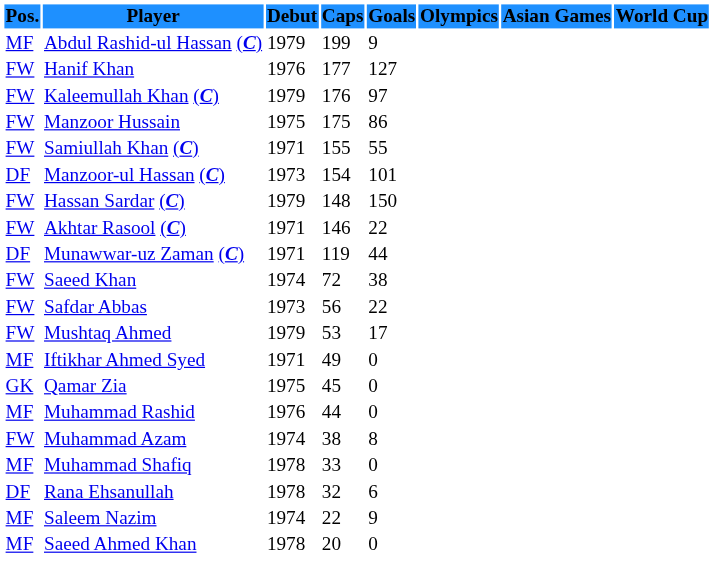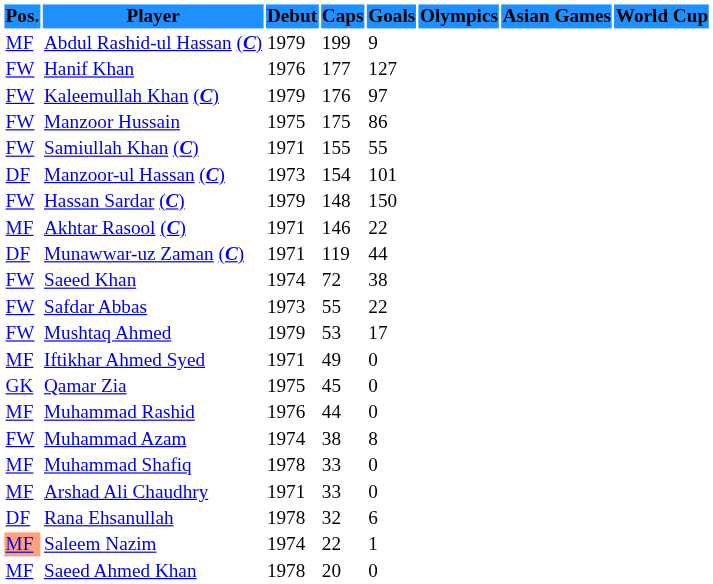(20, 227) FW -> (19, 227) MF
(331, 306) 56 -> (331, 306) 55
+ row: (126, 491)
(19, 517) no background -> (19, 544) lightsalmon background
(373, 517) 9 -> (373, 544) 1
